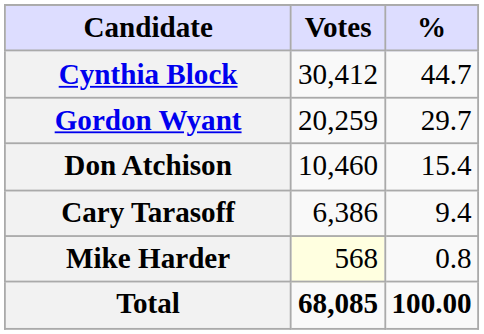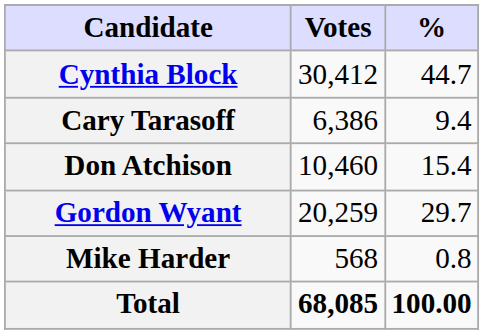rows swapped: (148, 119) <-> (148, 212)
(356, 258) lightyellow background -> (356, 258) no background
